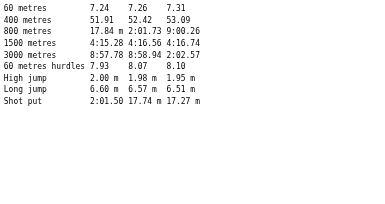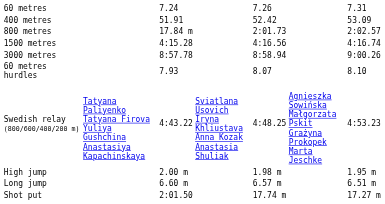(183, 32) 9:00.26 -> (364, 32) 2:02.57
(183, 55) 2:02.57 -> (364, 55) 9:00.26
+ row: (42, 124)
